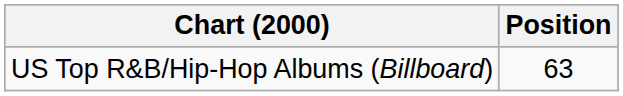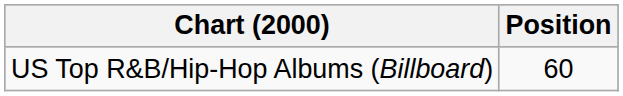(558, 68) 63 -> (558, 68) 60
